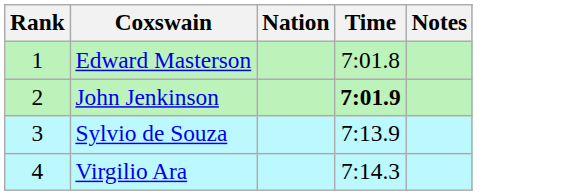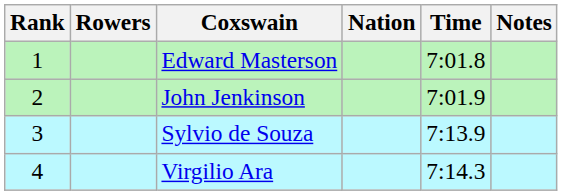+ column: (113, 23)
(370, 97) bold -> (456, 97) normal
